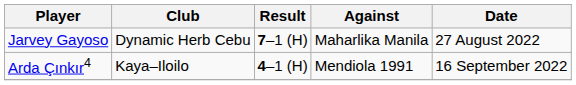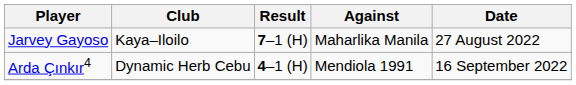(183, 40) Dynamic Herb Cebu -> (152, 40) Kaya–Iloilo
(152, 66) Kaya–Iloilo -> (183, 66) Dynamic Herb Cebu
